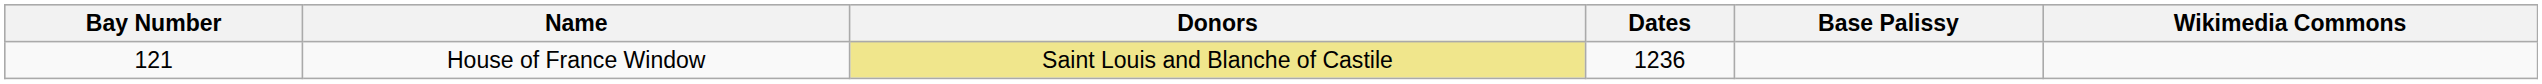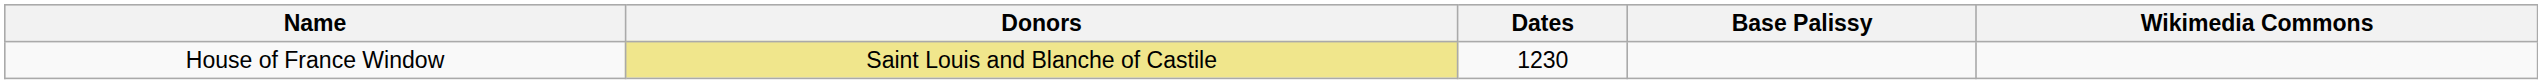- column: (154, 23)
(1660, 60) 1236 -> (1543, 60) 1230
